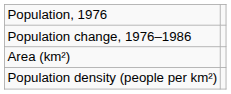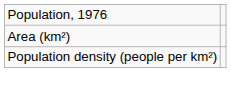- row: (99, 36)
